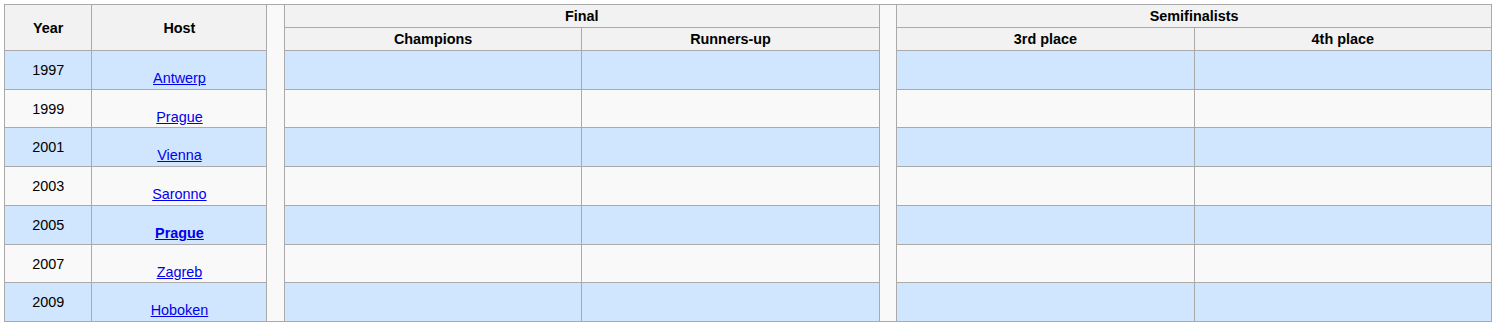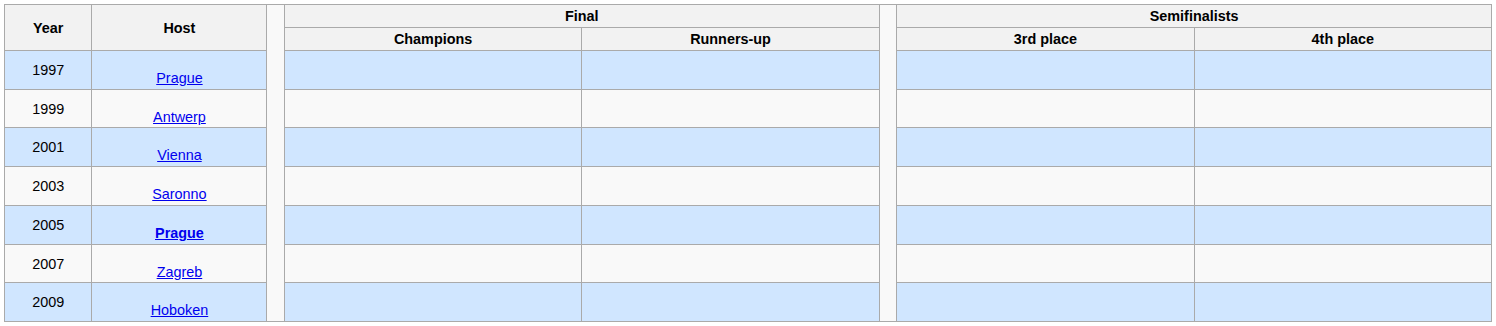(179, 78) Antwerp -> (179, 78) Prague
(179, 117) Prague -> (179, 117) Antwerp
